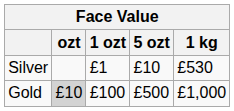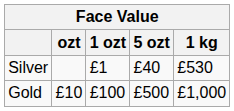(147, 67) £10 -> (147, 67) £40
(69, 93) lightgrey background -> (69, 93) no background
